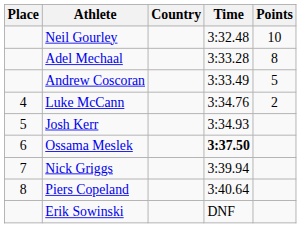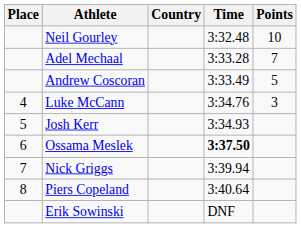(274, 59) 8 -> (274, 59) 7
(274, 102) 2 -> (274, 102) 3
